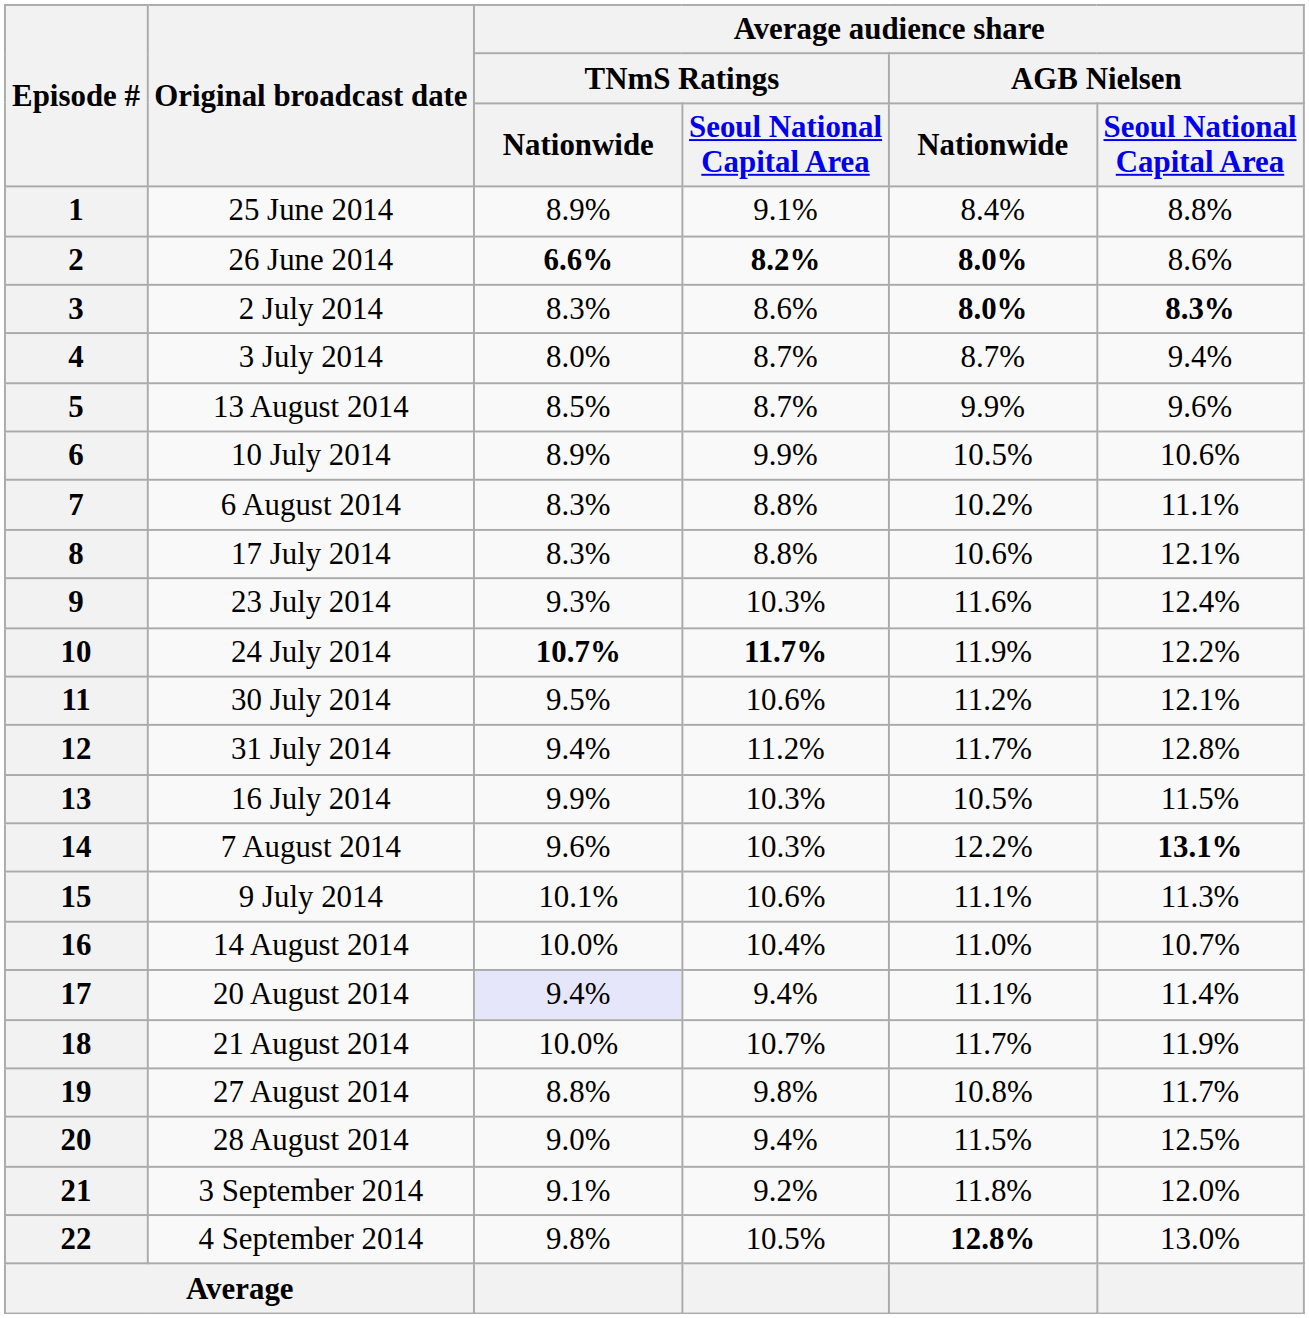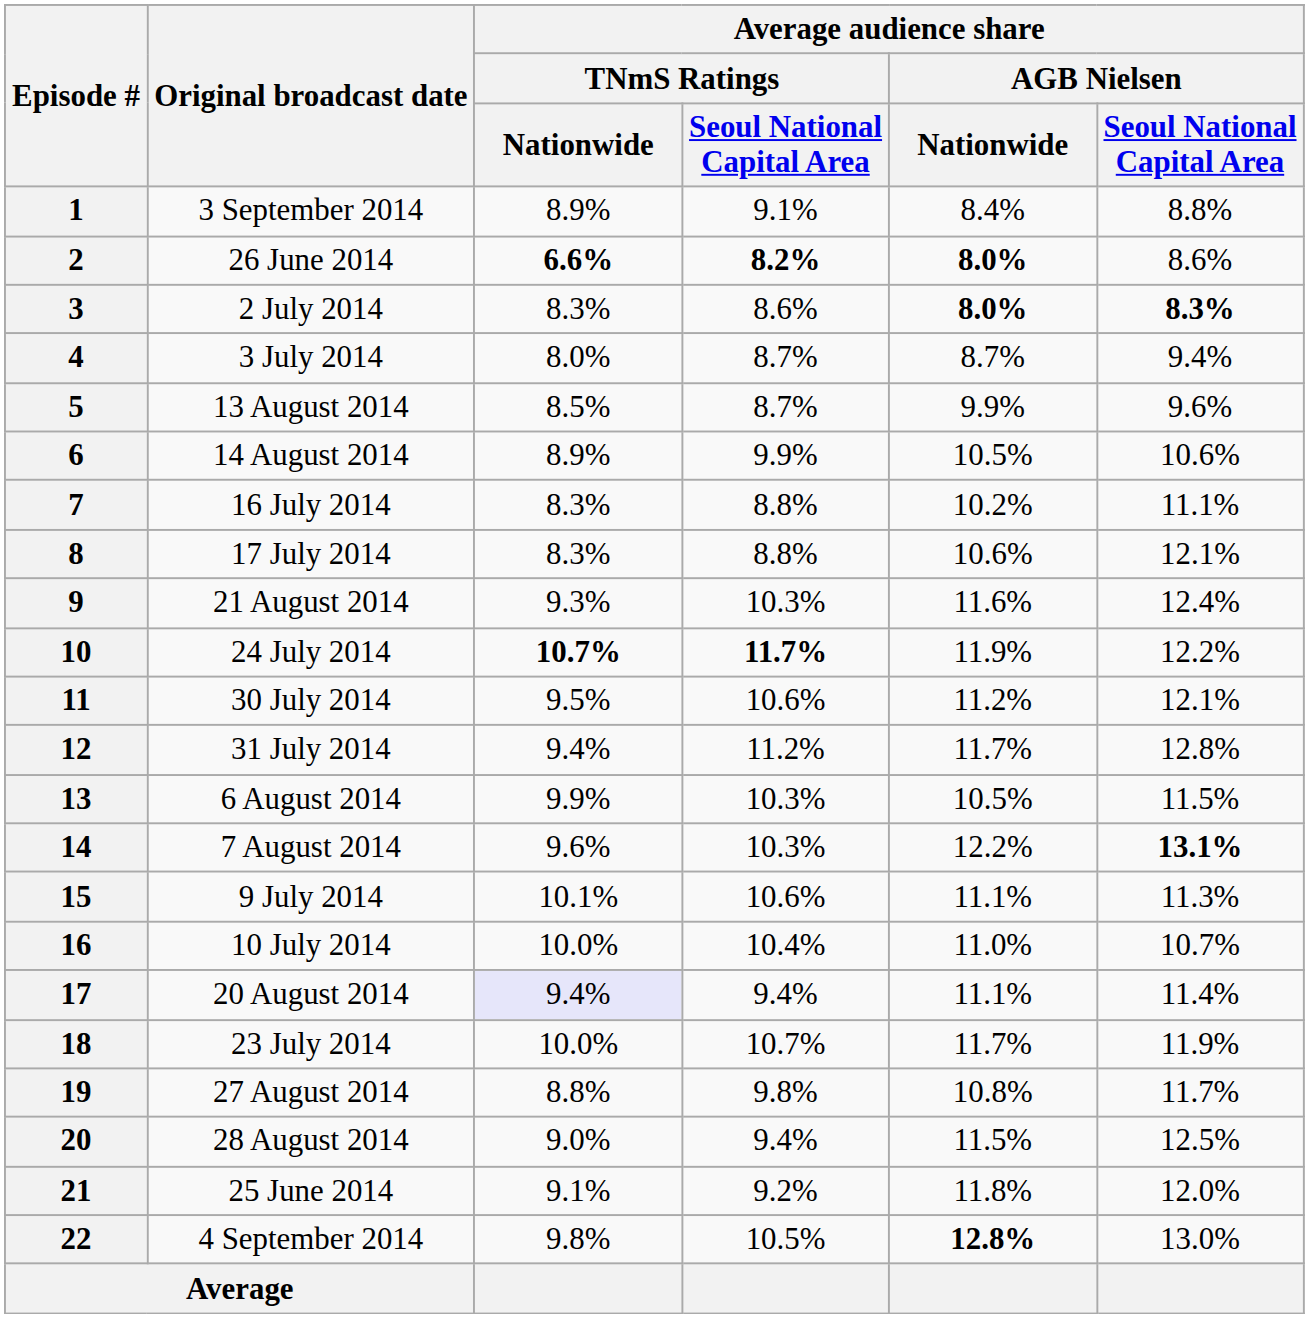(311, 210) 25 June 2014 -> (311, 210) 3 September 2014
(311, 455) 10 July 2014 -> (311, 455) 14 August 2014
(311, 504) 6 August 2014 -> (311, 504) 16 July 2014
(311, 602) 23 July 2014 -> (311, 602) 21 August 2014
(311, 798) 16 July 2014 -> (311, 798) 6 August 2014
(311, 945) 14 August 2014 -> (311, 945) 10 July 2014
(311, 1043) 21 August 2014 -> (311, 1043) 23 July 2014
(311, 1190) 3 September 2014 -> (311, 1190) 25 June 2014
